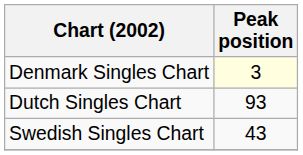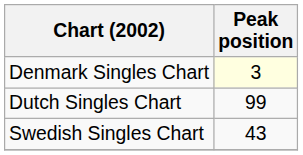(256, 103) 93 -> (256, 103) 99
